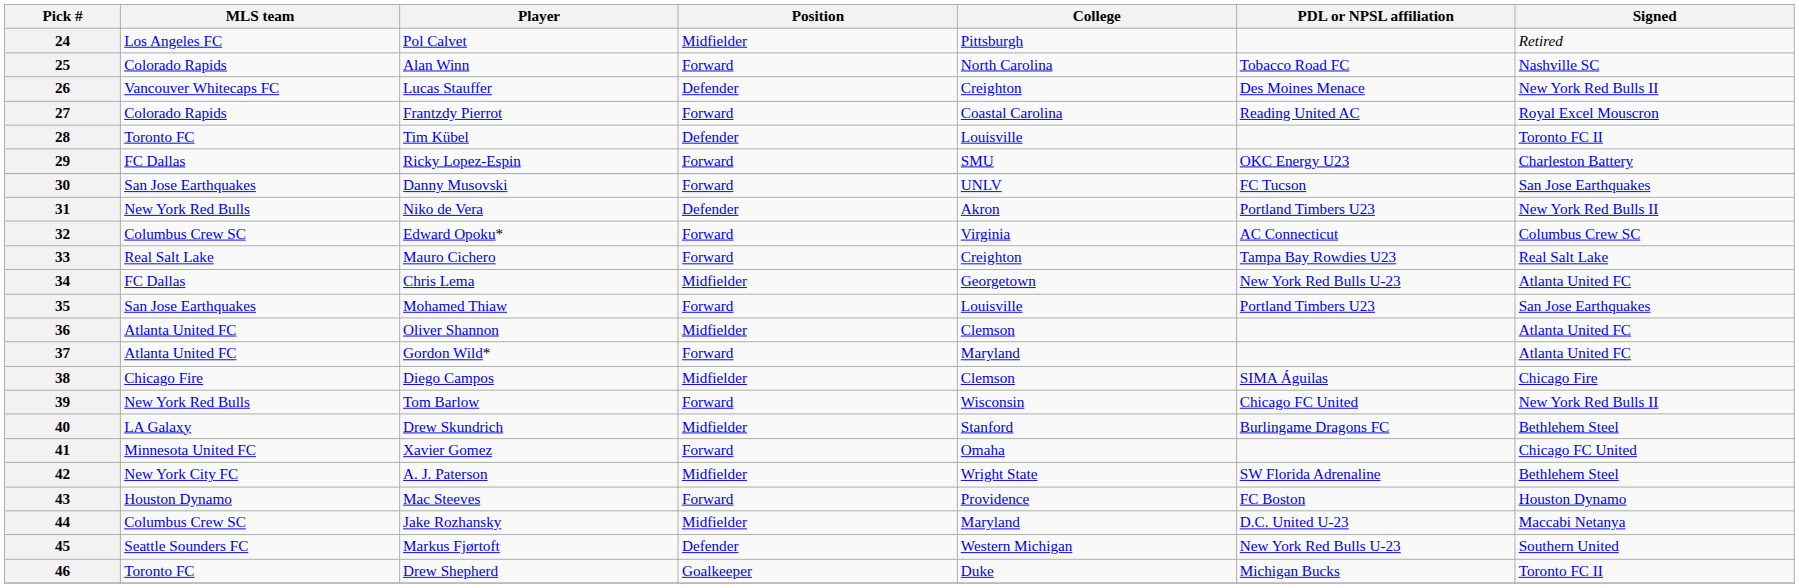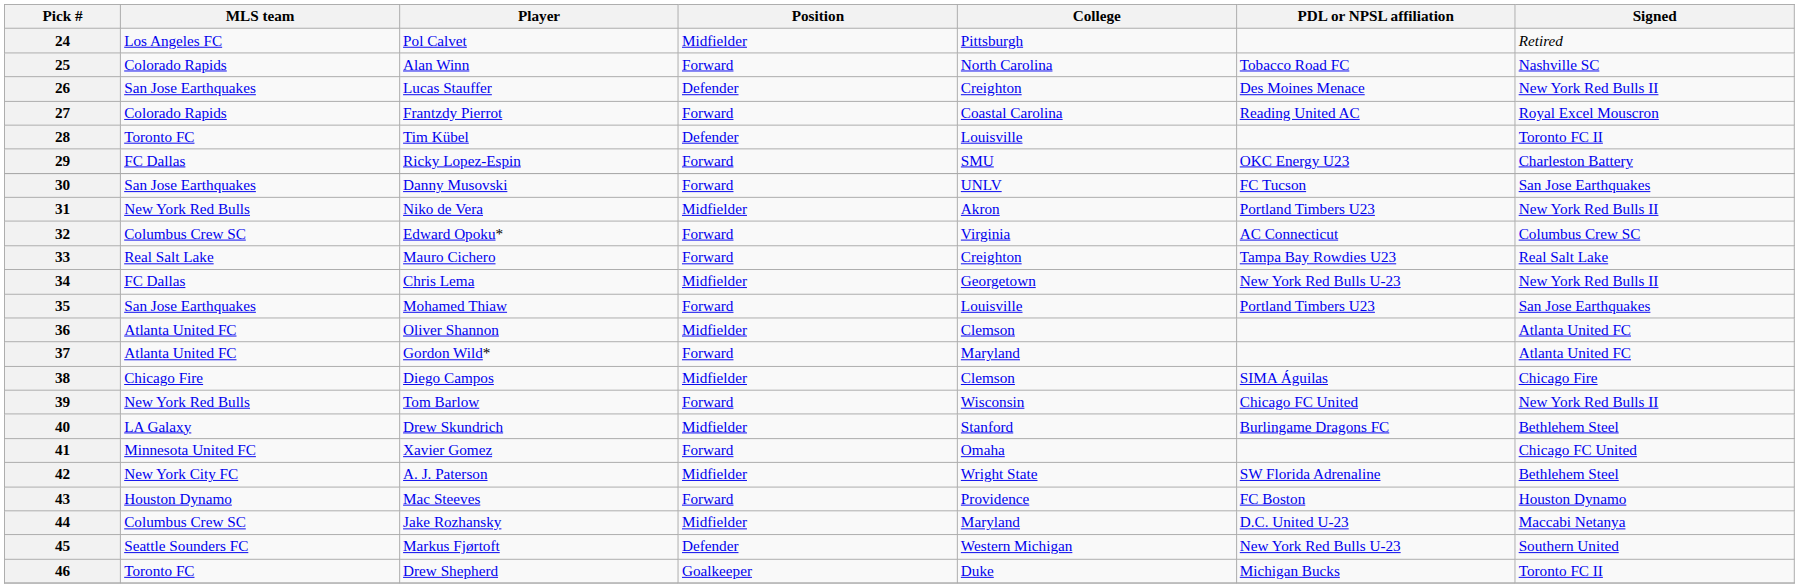(202, 88) Vancouver Whitecaps FC -> (190, 88) San Jose Earthquakes
(710, 209) Defender -> (714, 209) Midfielder
(1575, 281) Atlanta United FC -> (1589, 281) New York Red Bulls II
